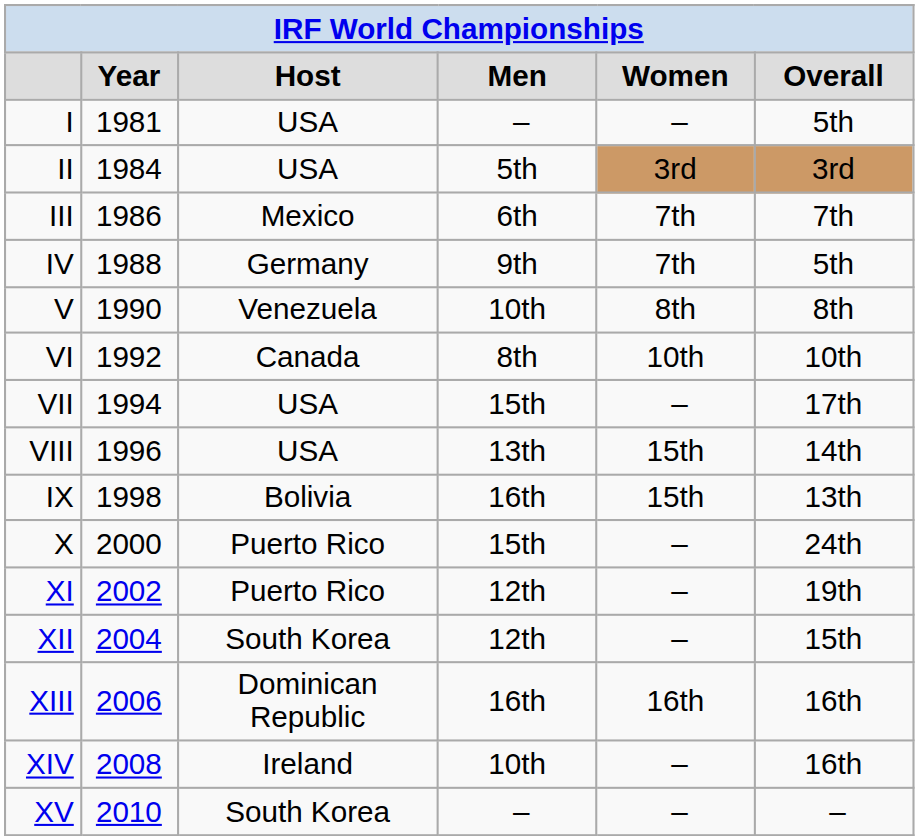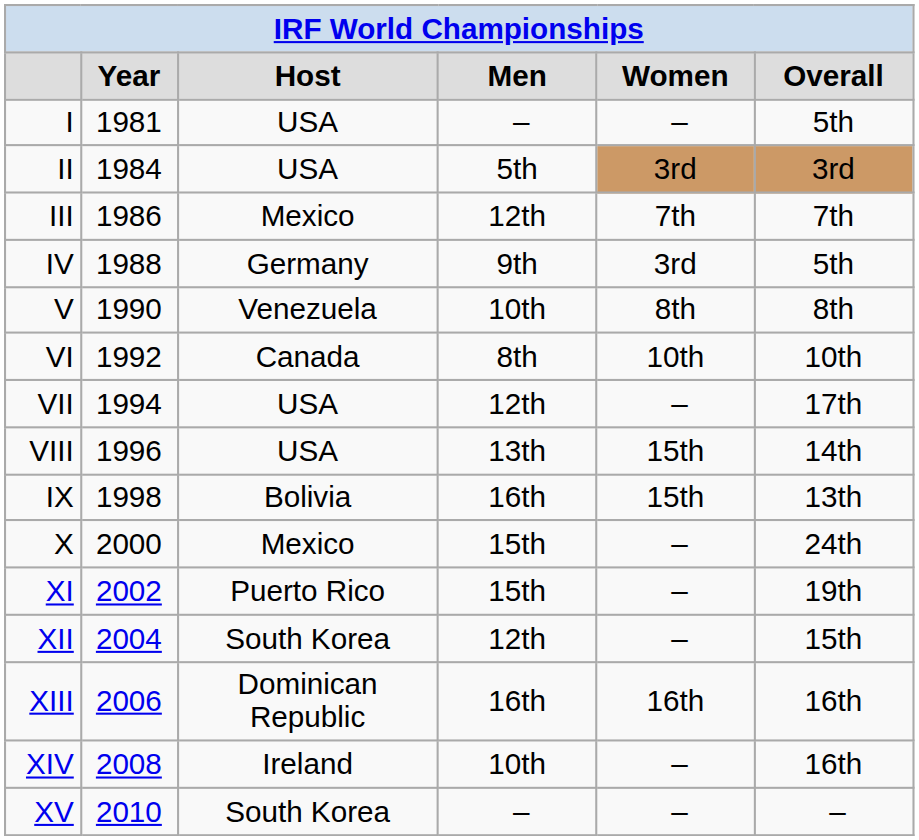(517, 216) 6th -> (517, 216) 12th
(675, 263) 7th -> (675, 263) 3rd
(517, 404) 15th -> (517, 404) 12th
(308, 544) Puerto Rico -> (308, 544) Mexico
(517, 591) 12th -> (517, 591) 15th
